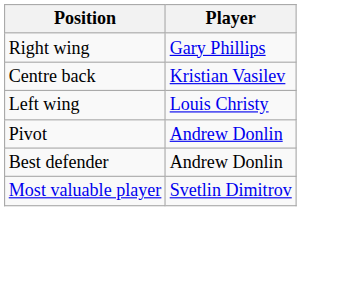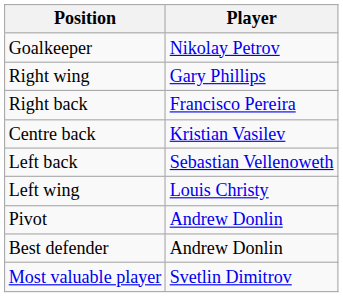+ row: (50, 47)
+ row: (48, 104)
+ row: (43, 162)
